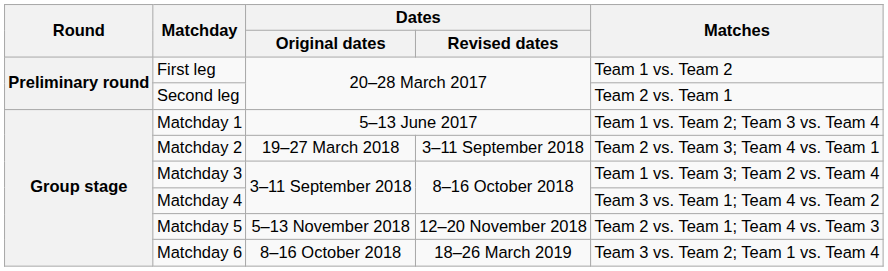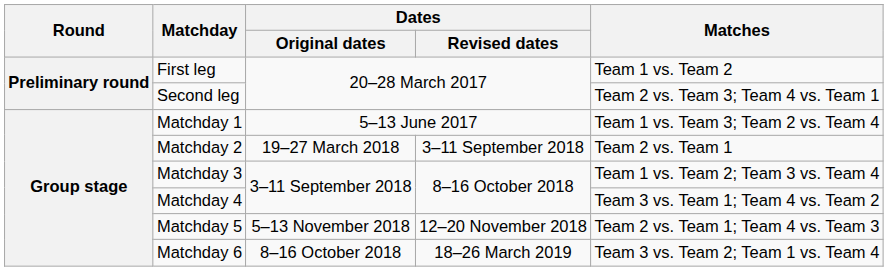(663, 95) Team 2 vs. Team 1 -> (737, 95) Team 2 vs. Team 3; Team 4 vs. Team 1
(737, 122) Team 1 vs. Team 2; Team 3 vs. Team 4 -> (737, 122) Team 1 vs. Team 3; Team 2 vs. Team 4
(737, 148) Team 2 vs. Team 3; Team 4 vs. Team 1 -> (663, 148) Team 2 vs. Team 1
(737, 174) Team 1 vs. Team 3; Team 2 vs. Team 4 -> (737, 174) Team 1 vs. Team 2; Team 3 vs. Team 4
